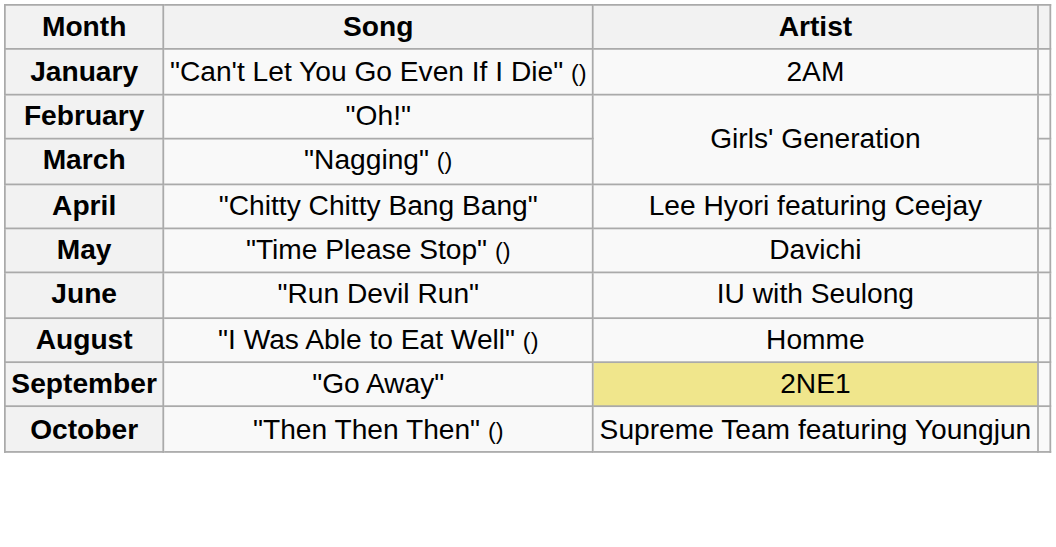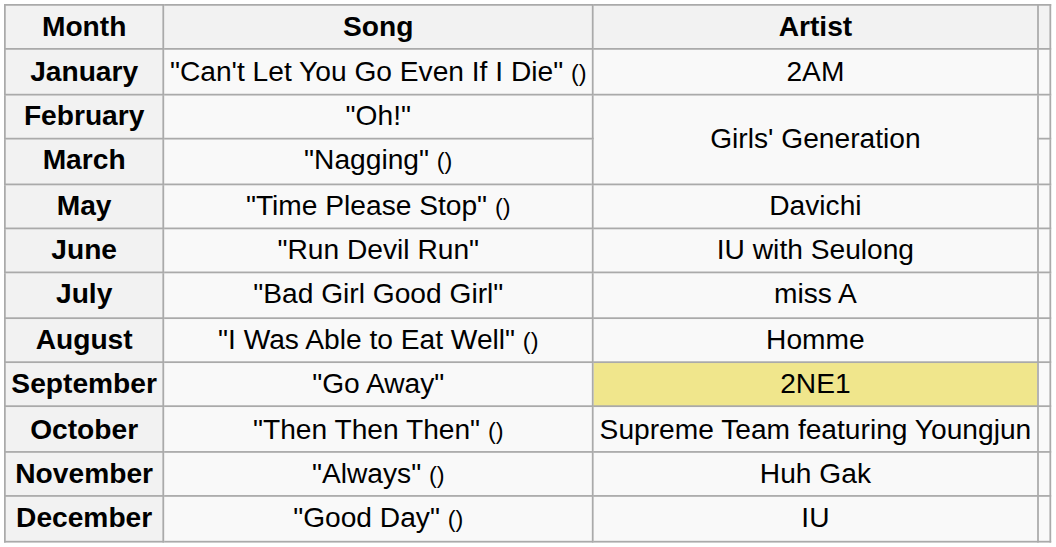- row: (84, 205)
+ row: (84, 294)
+ row: (84, 473)
+ row: (84, 518)
